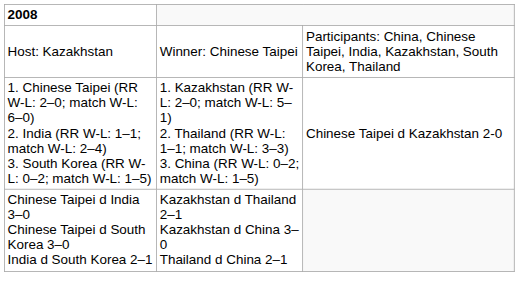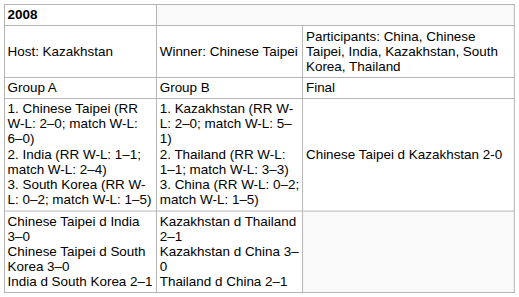+ row: (32, 88)
